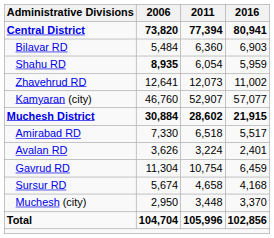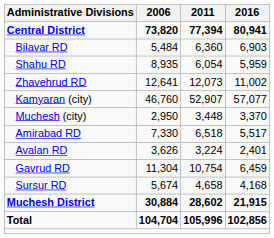(165, 64) bold -> (165, 64) normal
rows swapped: (51, 116) <-> (51, 202)
